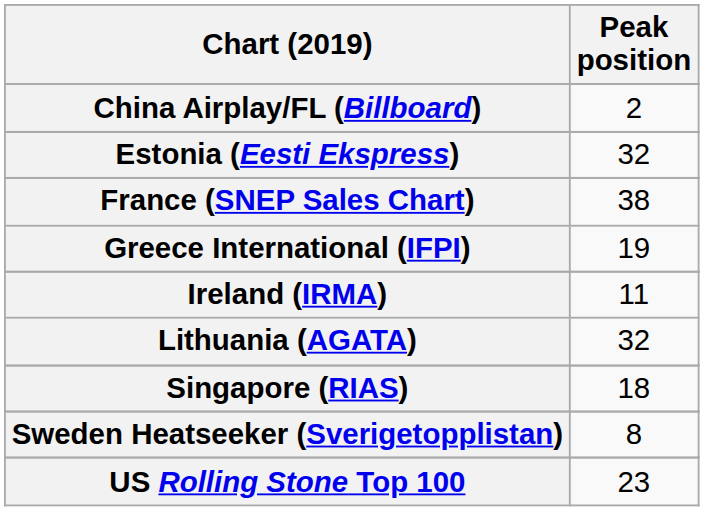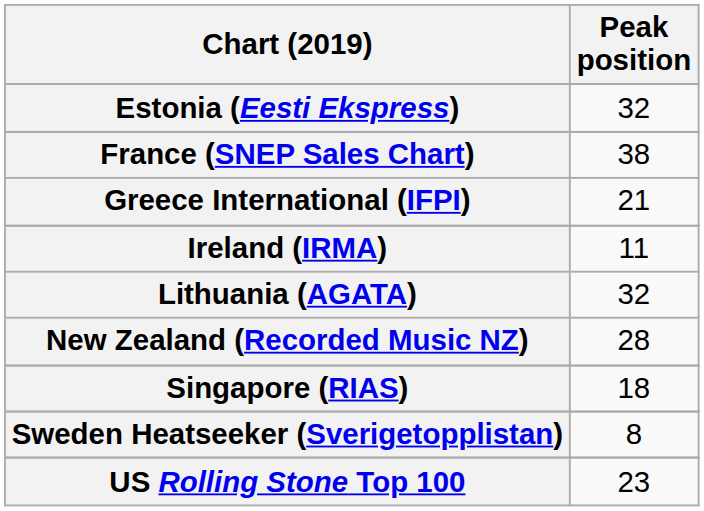- row: (287, 107)
(634, 247) 19 -> (634, 201) 21
+ row: (287, 341)
